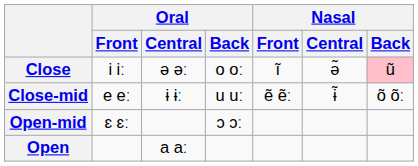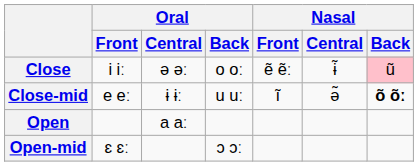(278, 69) ĩ -> (278, 69) ẽ ẽː
(335, 69) ə̃ -> (335, 69) ɨ̃
(278, 95) ẽ ẽː -> (278, 95) ĩ
(335, 95) ɨ̃ -> (335, 95) ə̃
(390, 95) normal -> (390, 95) bold
rows swapped: (48, 122) <-> (48, 148)
